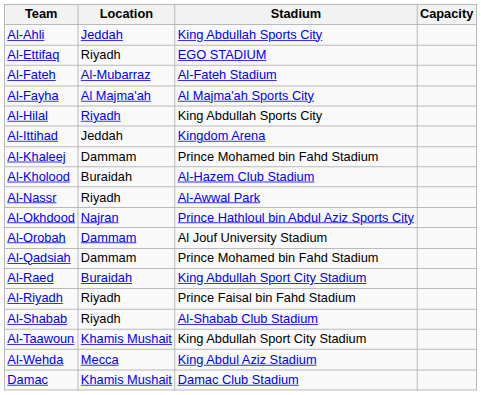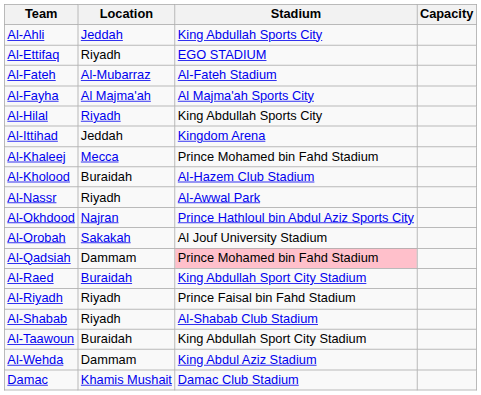(109, 156) Dammam -> (100, 156) Mecca
(109, 237) Dammam -> (106, 237) Sakakah
(278, 258) no background -> (278, 258) pink background
(126, 339) Khamis Mushait -> (106, 339) Buraidah
(100, 359) Mecca -> (109, 359) Dammam
